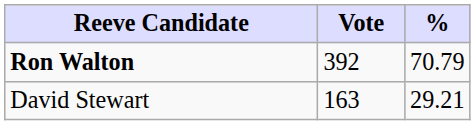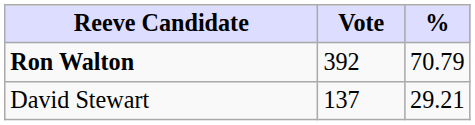(342, 100) 163 -> (342, 100) 137
